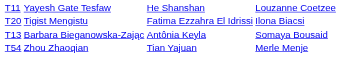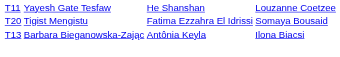(280, 21) Ilona Biacsi -> (292, 21) Somaya Bousaid
(292, 34) Somaya Bousaid -> (280, 34) Ilona Biacsi
- row: (56, 48)
